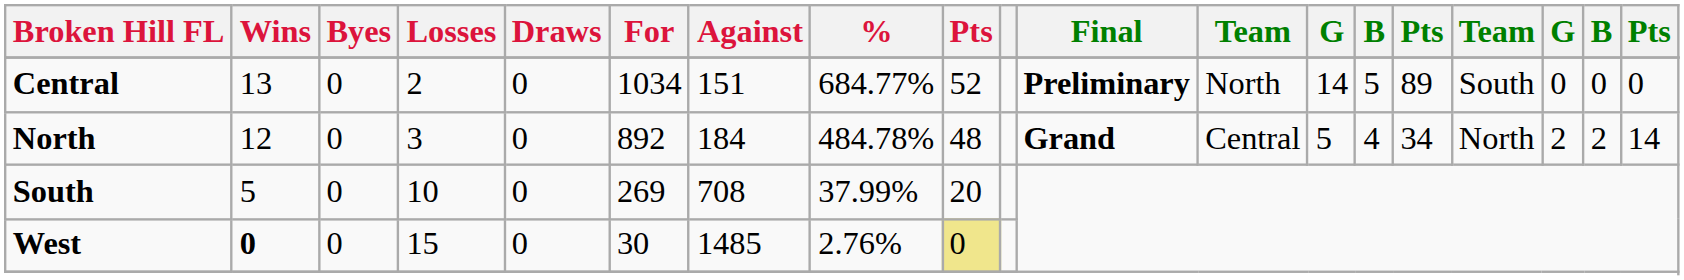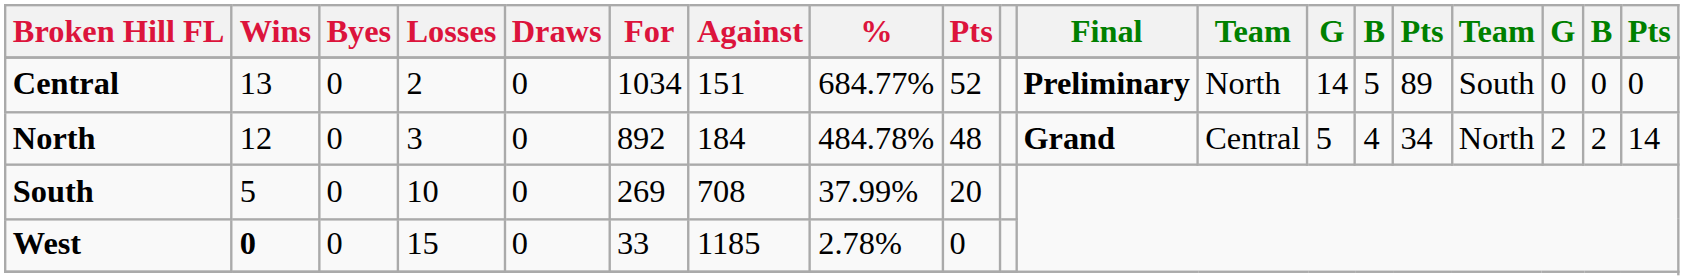(633, 244) 30 -> (633, 244) 33
(729, 244) 1485 -> (729, 244) 1185
(860, 244) 2.76% -> (860, 244) 2.78%
(958, 244) khaki background -> (958, 244) no background
